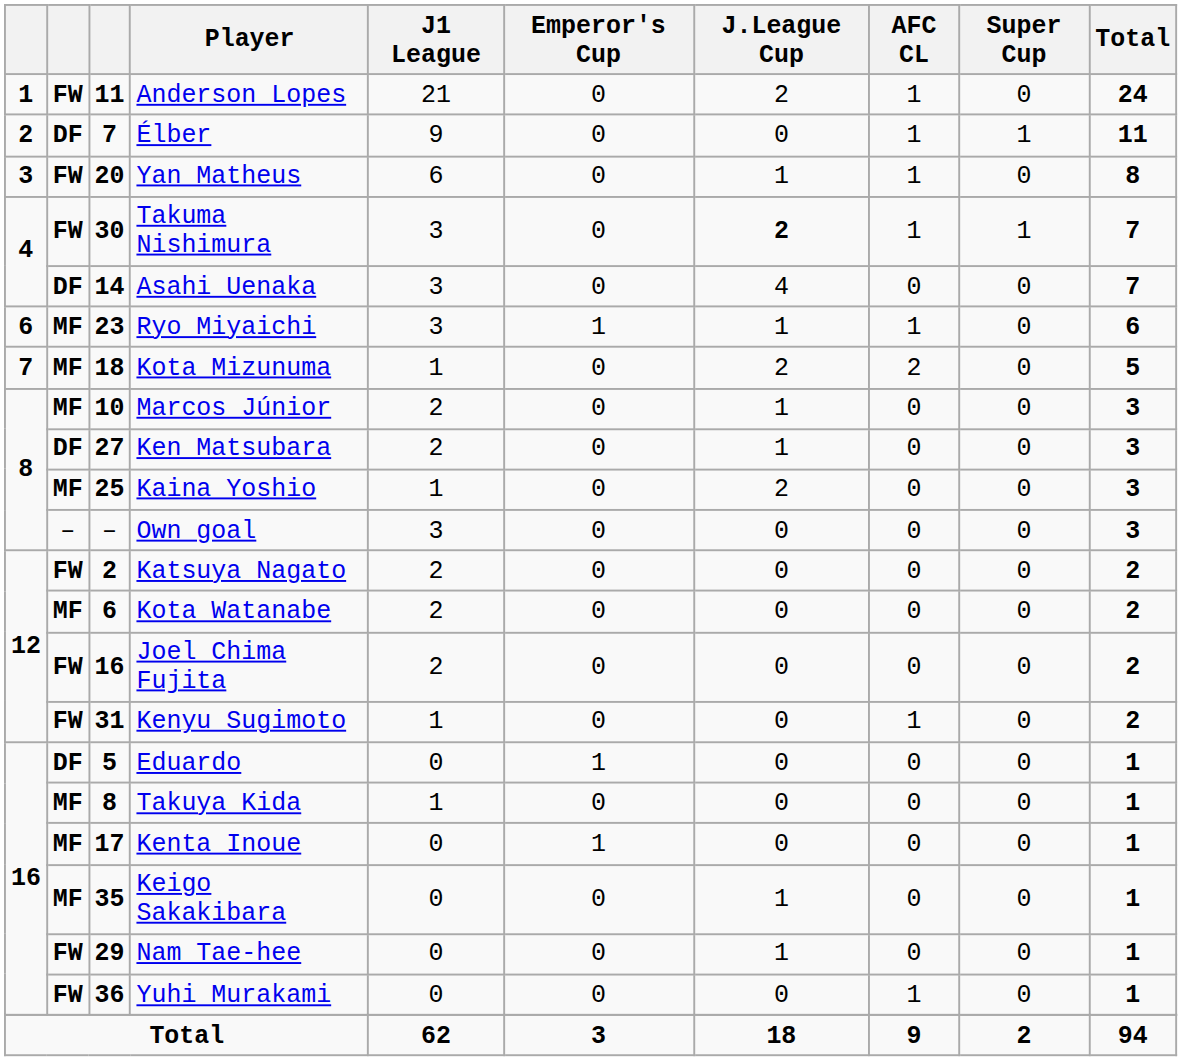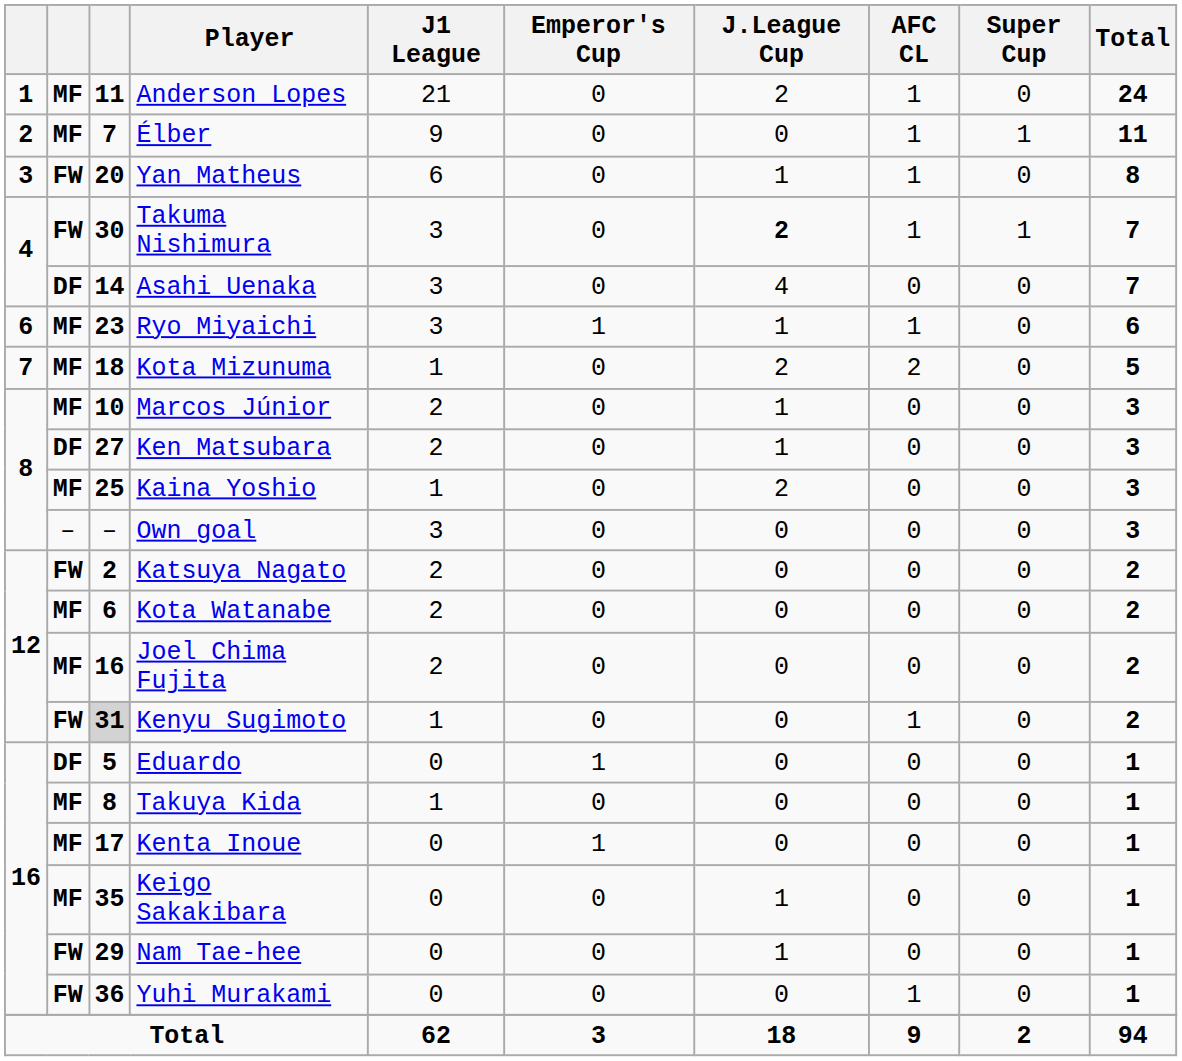(68, 95) FW -> (68, 95) MF
(68, 135) DF -> (68, 135) MF
(68, 667) FW -> (68, 667) MF
(110, 722) no background -> (110, 722) lightgrey background
